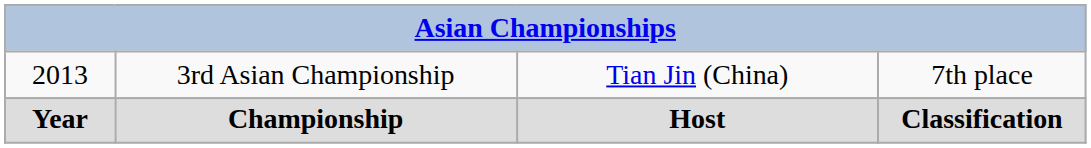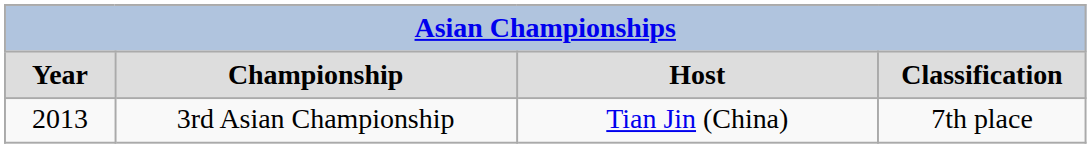rows swapped: (60, 120) <-> (60, 74)
